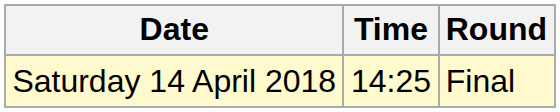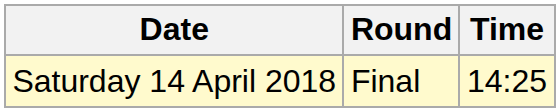columns swapped: (391, 29) <-> (496, 29)
